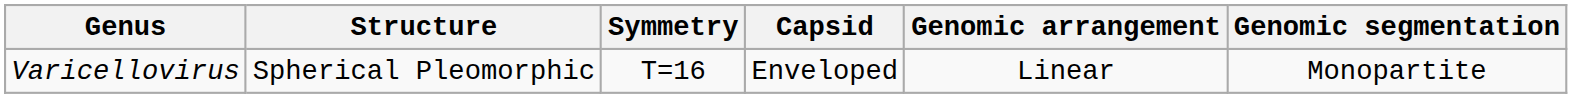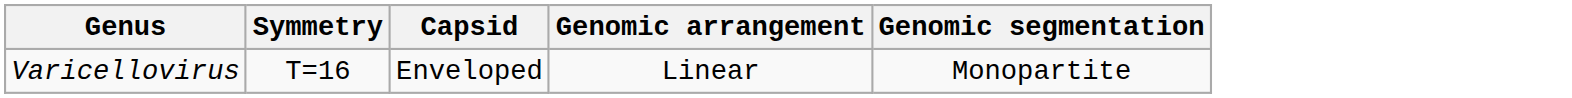- column: (424, 27)
